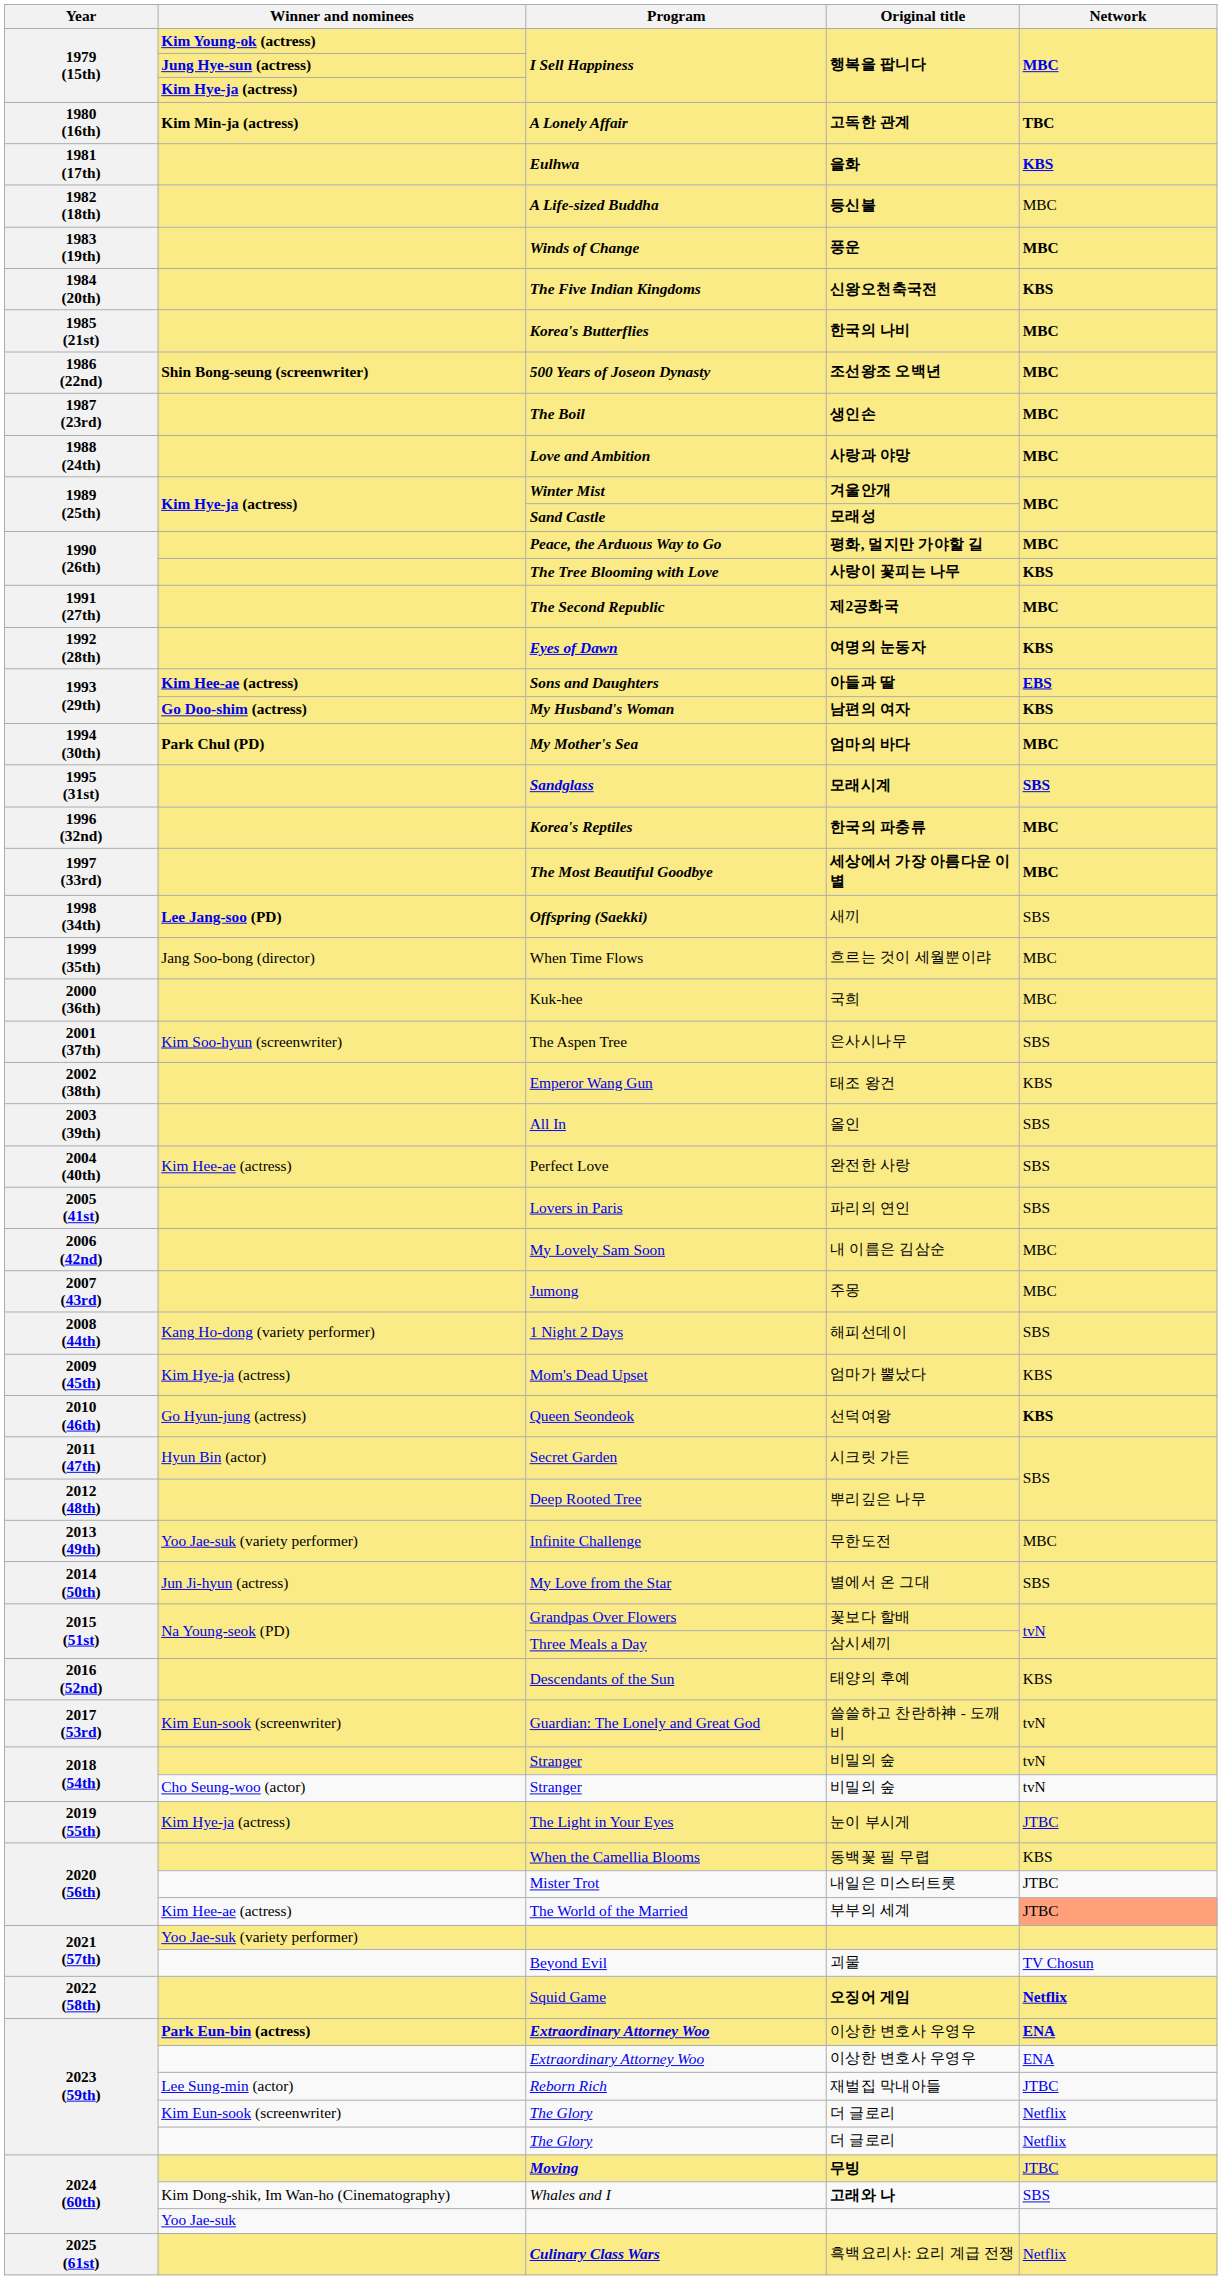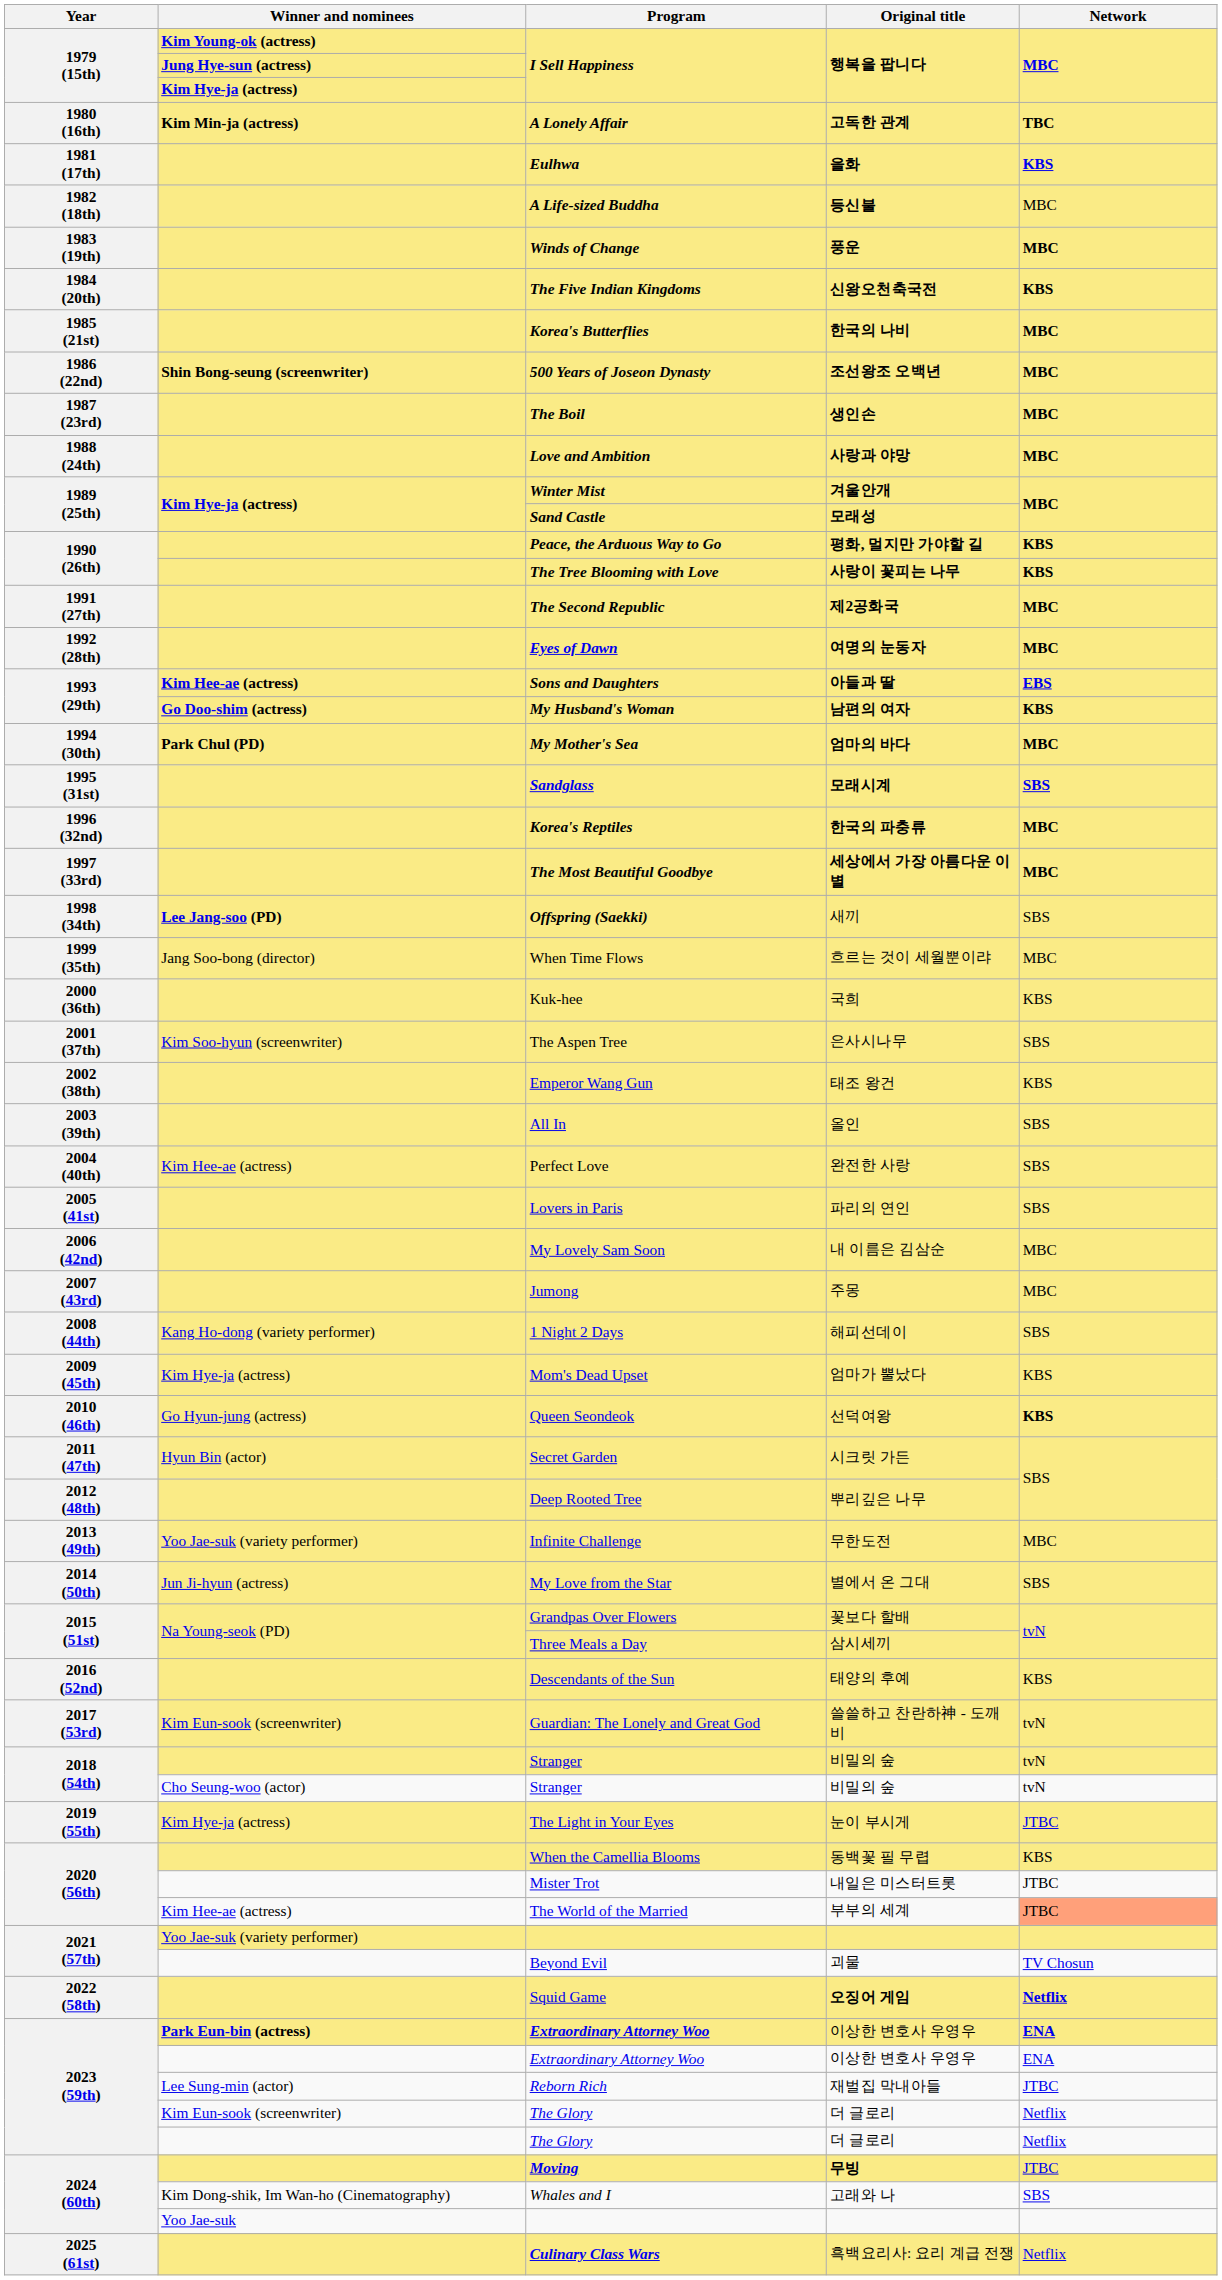(1041, 544) MBC -> (1038, 544) KBS
(1038, 648) KBS -> (1041, 648) MBC
(1040, 999) MBC -> (1038, 999) KBS
(863, 2194) bold -> (863, 2194) normal
